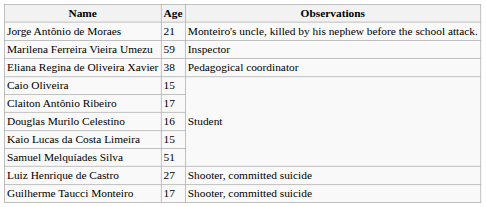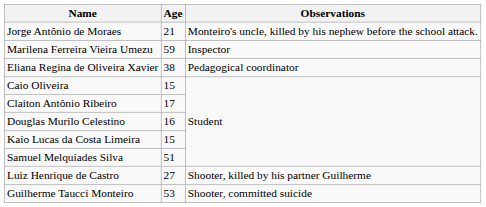(250, 175) Shooter, committed suicide -> (279, 175) Shooter, killed by his partner Guilherme
(169, 193) 17 -> (169, 193) 53
